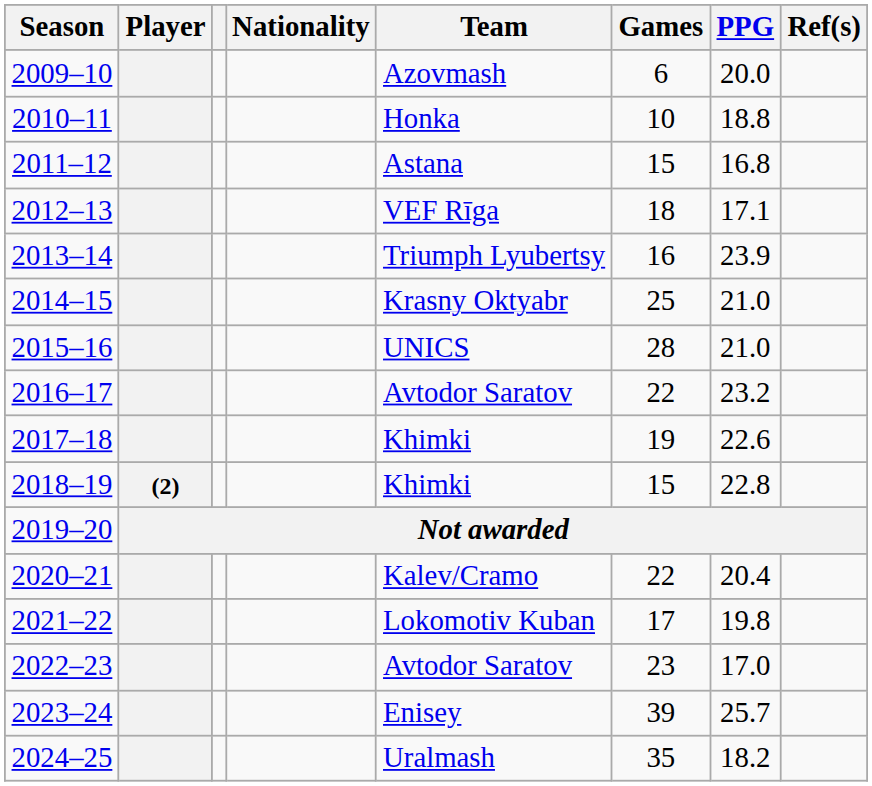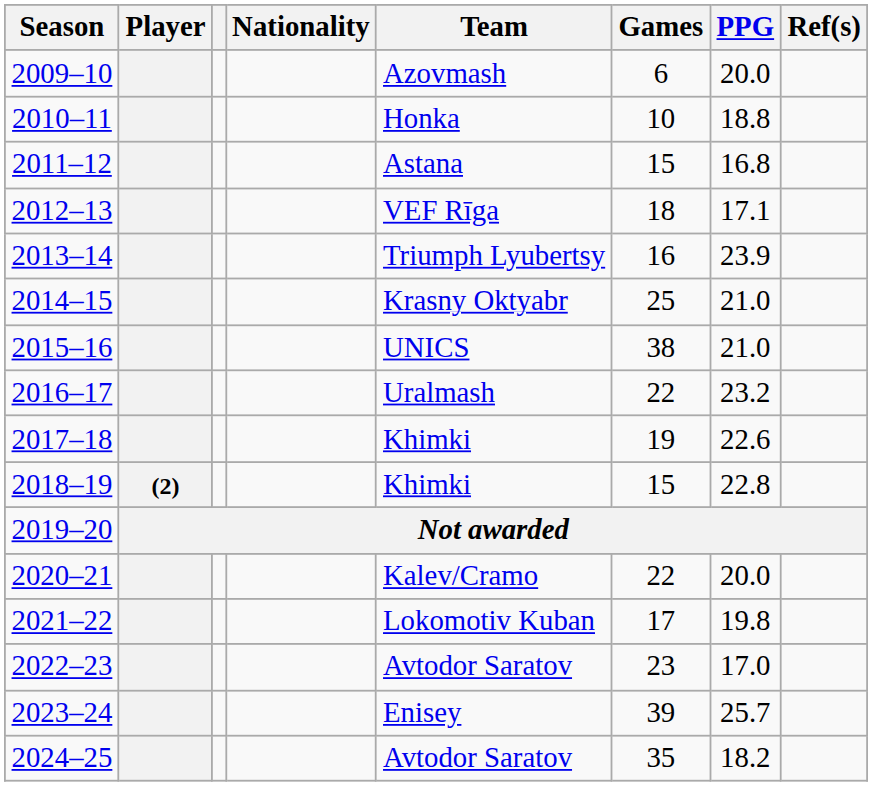(661, 347) 28 -> (661, 347) 38
(478, 392) Avtodor Saratov -> (439, 392) Uralmash
(745, 575) 20.4 -> (745, 575) 20.0
(439, 758) Uralmash -> (478, 758) Avtodor Saratov
